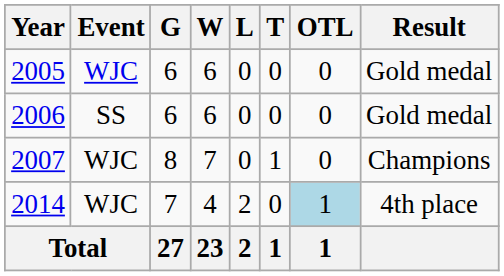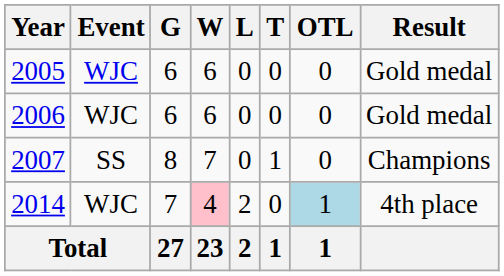(111, 115) SS -> (111, 115) WJC
(111, 159) WJC -> (111, 159) SS
(210, 204) no background -> (210, 204) pink background
